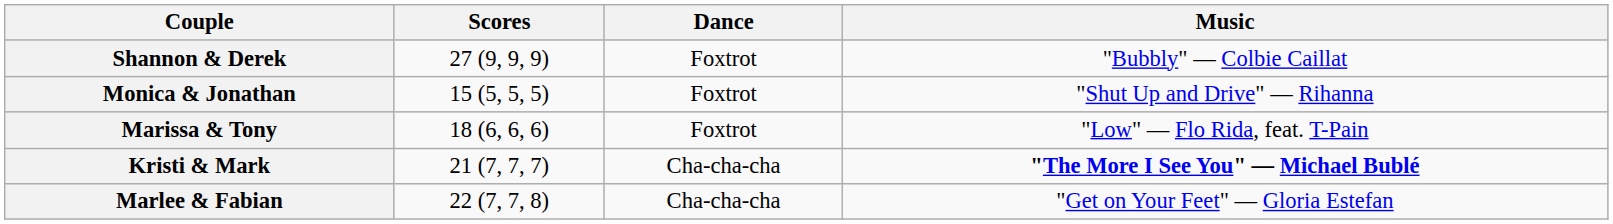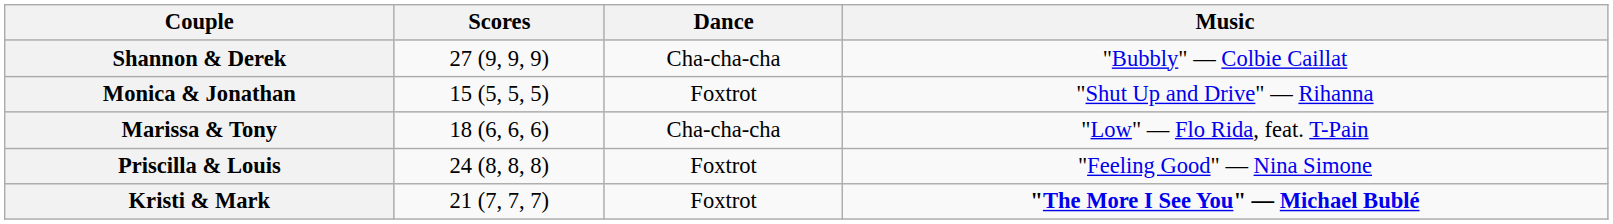(724, 58) Foxtrot -> (724, 58) Cha-cha-cha
(724, 129) Foxtrot -> (724, 129) Cha-cha-cha
+ row: (199, 165)
(724, 165) Cha-cha-cha -> (724, 201) Foxtrot
- row: (199, 201)
